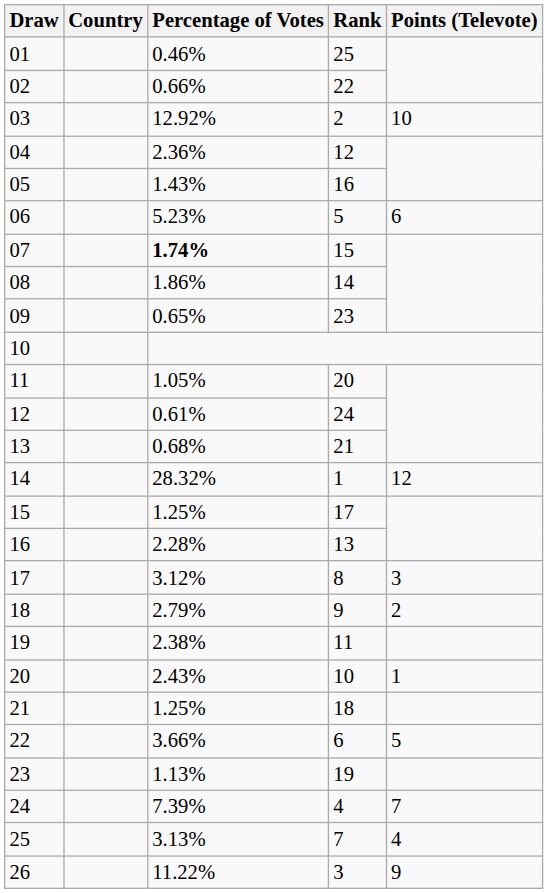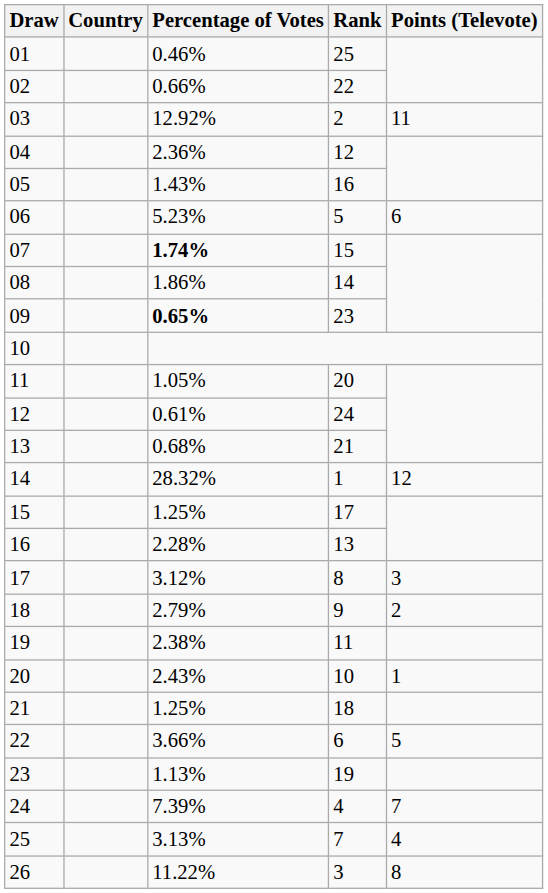(401, 119) 10 -> (401, 119) 11
(179, 315) normal -> (181, 315) bold
(396, 871) 9 -> (396, 871) 8
